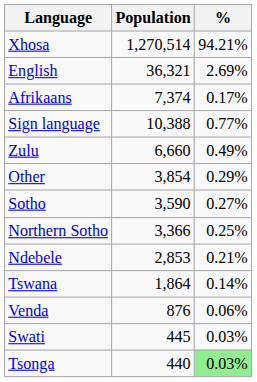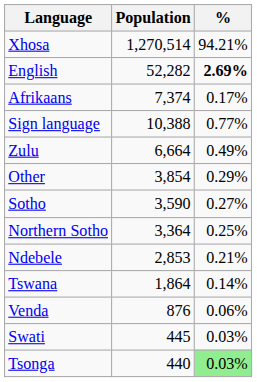(169, 71) 36,321 -> (169, 71) 52,282
(227, 71) normal -> (226, 71) bold
(173, 150) 6,660 -> (173, 150) 6,664
(173, 230) 3,366 -> (173, 230) 3,364
